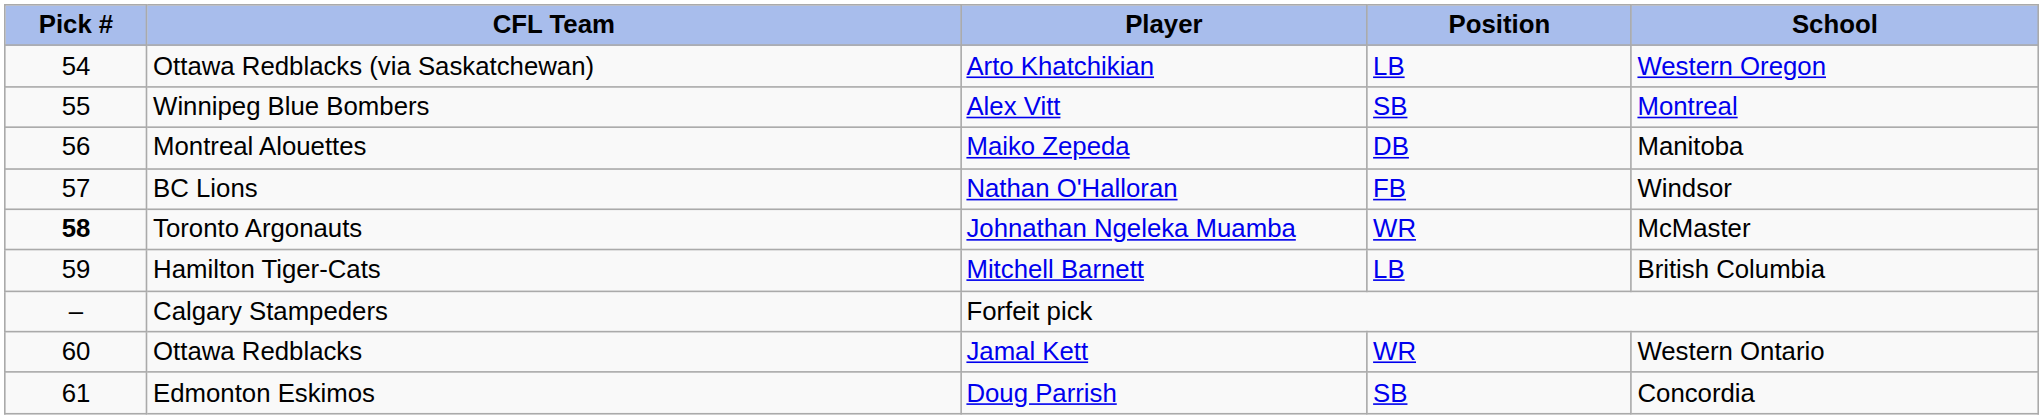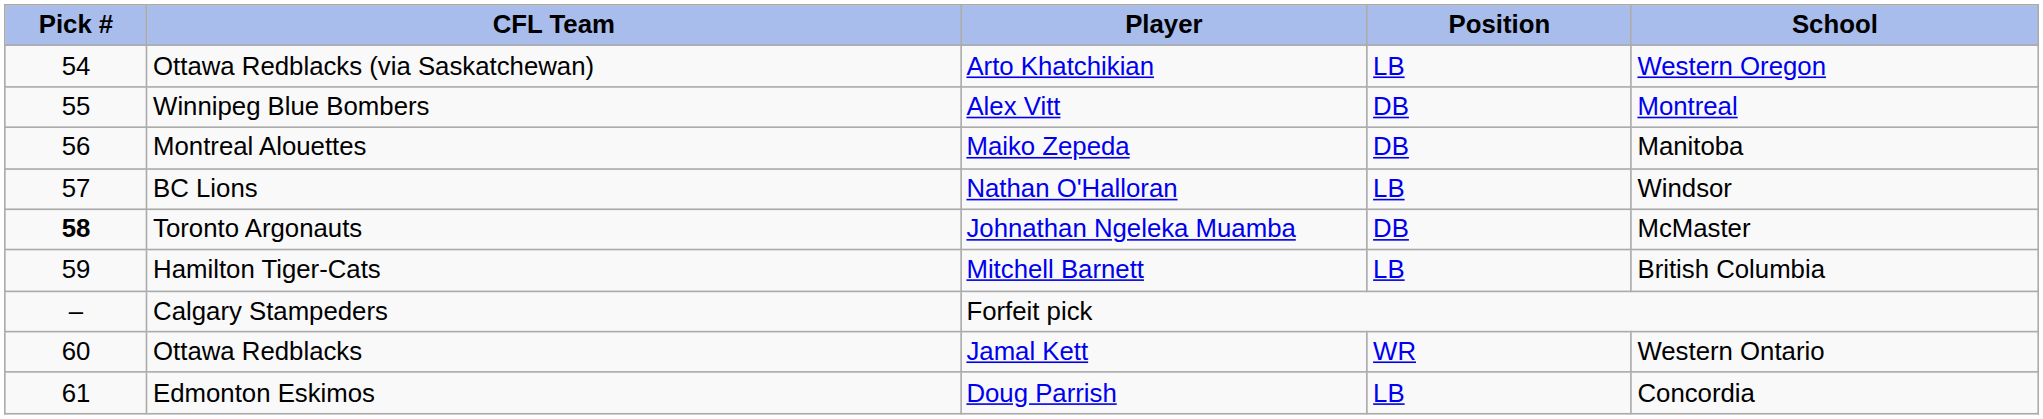(1390, 106) SB -> (1391, 106) DB
(1390, 188) FB -> (1389, 188) LB
(1395, 229) WR -> (1391, 229) DB
(1390, 392) SB -> (1389, 392) LB
